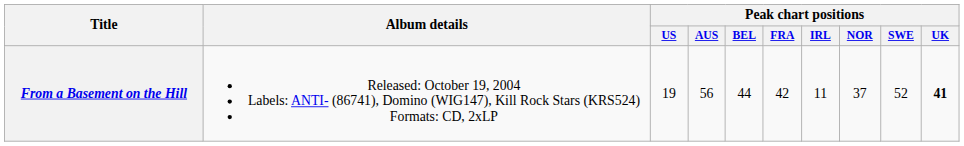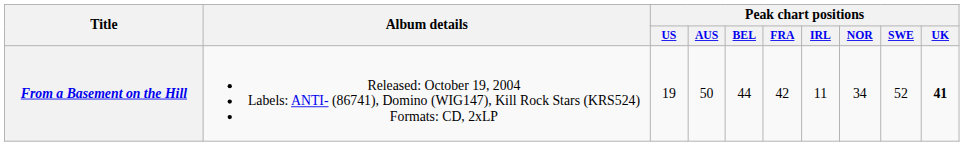(707, 93) 56 -> (707, 93) 50
(860, 93) 37 -> (860, 93) 34
